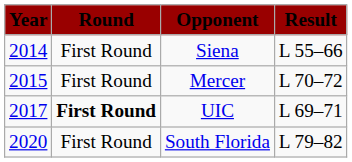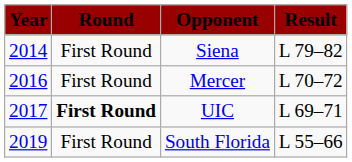(311, 50) L 55–66 -> (311, 50) L 79–82
(28, 80) 2015 -> (28, 80) 2016
(28, 141) 2020 -> (28, 141) 2019
(311, 141) L 79–82 -> (311, 141) L 55–66
